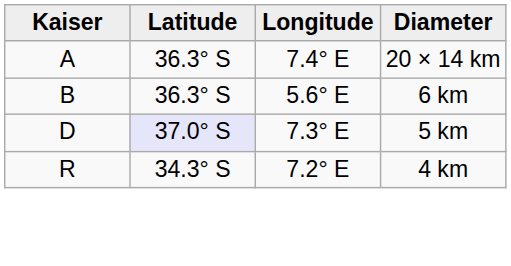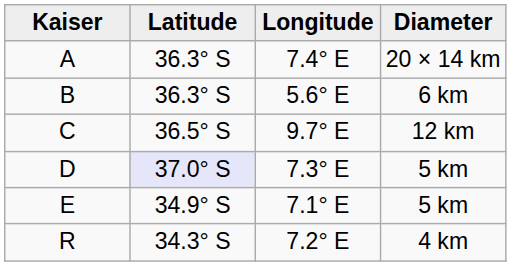+ row: (67, 132)
+ row: (67, 205)
